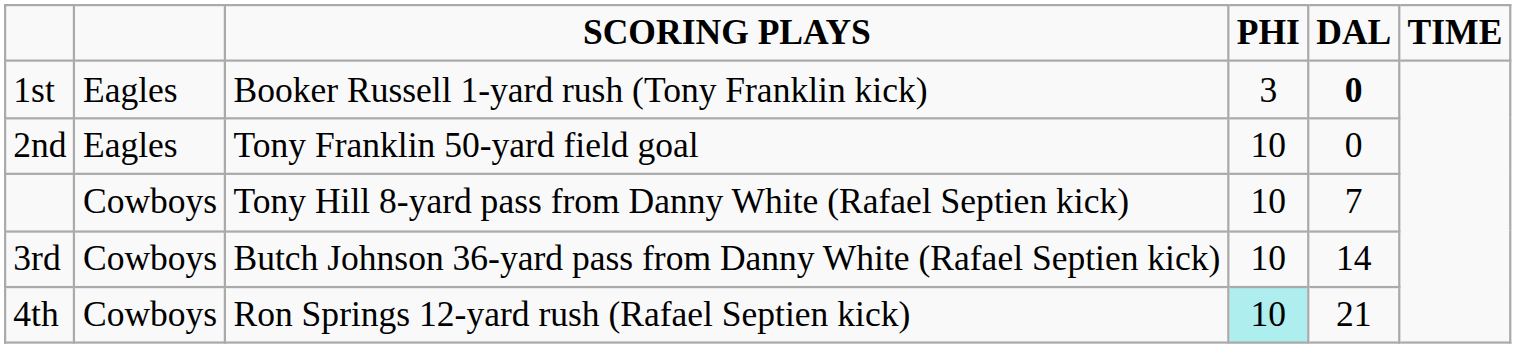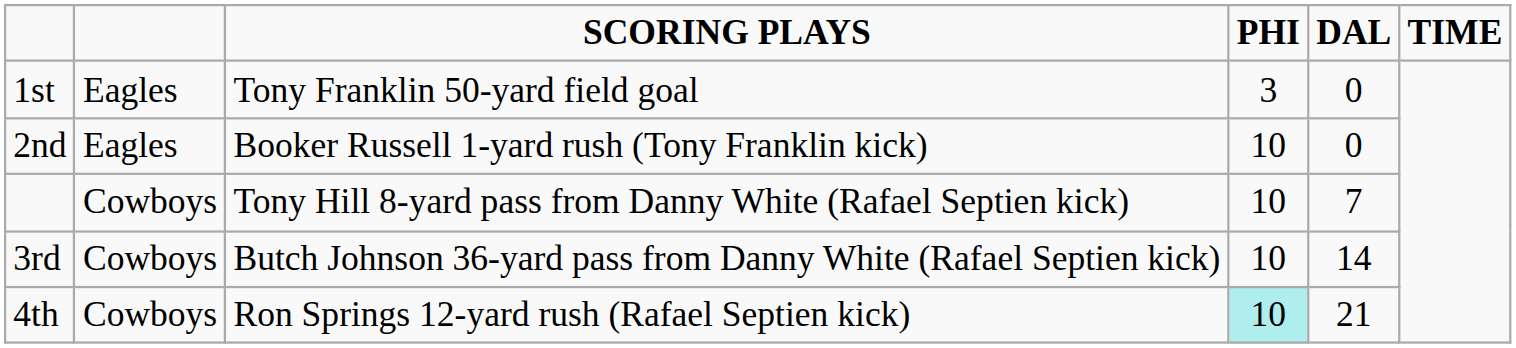(581, 88) Booker Russell 1-yard rush (Tony Franklin kick) -> (466, 88) Tony Franklin 50-yard field goal
(1354, 88) bold -> (1354, 88) normal
(466, 145) Tony Franklin 50-yard field goal -> (581, 145) Booker Russell 1-yard rush (Tony Franklin kick)
